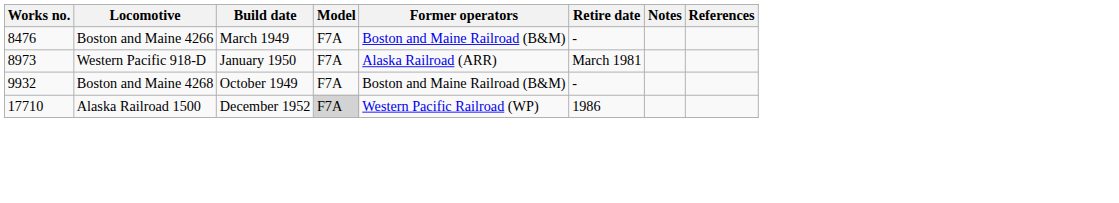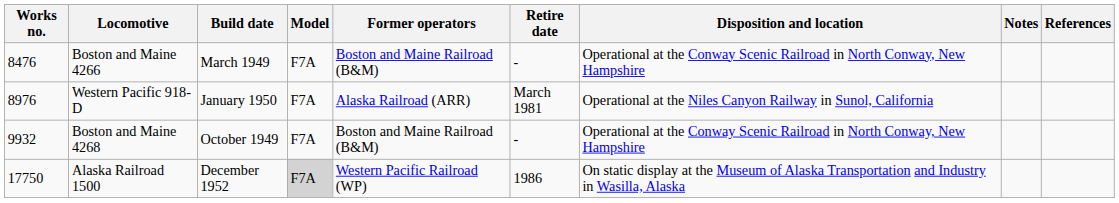+ column: (790, 23)
(22, 60) 8973 -> (22, 101) 8976
(26, 106) 17710 -> (26, 178) 17750
